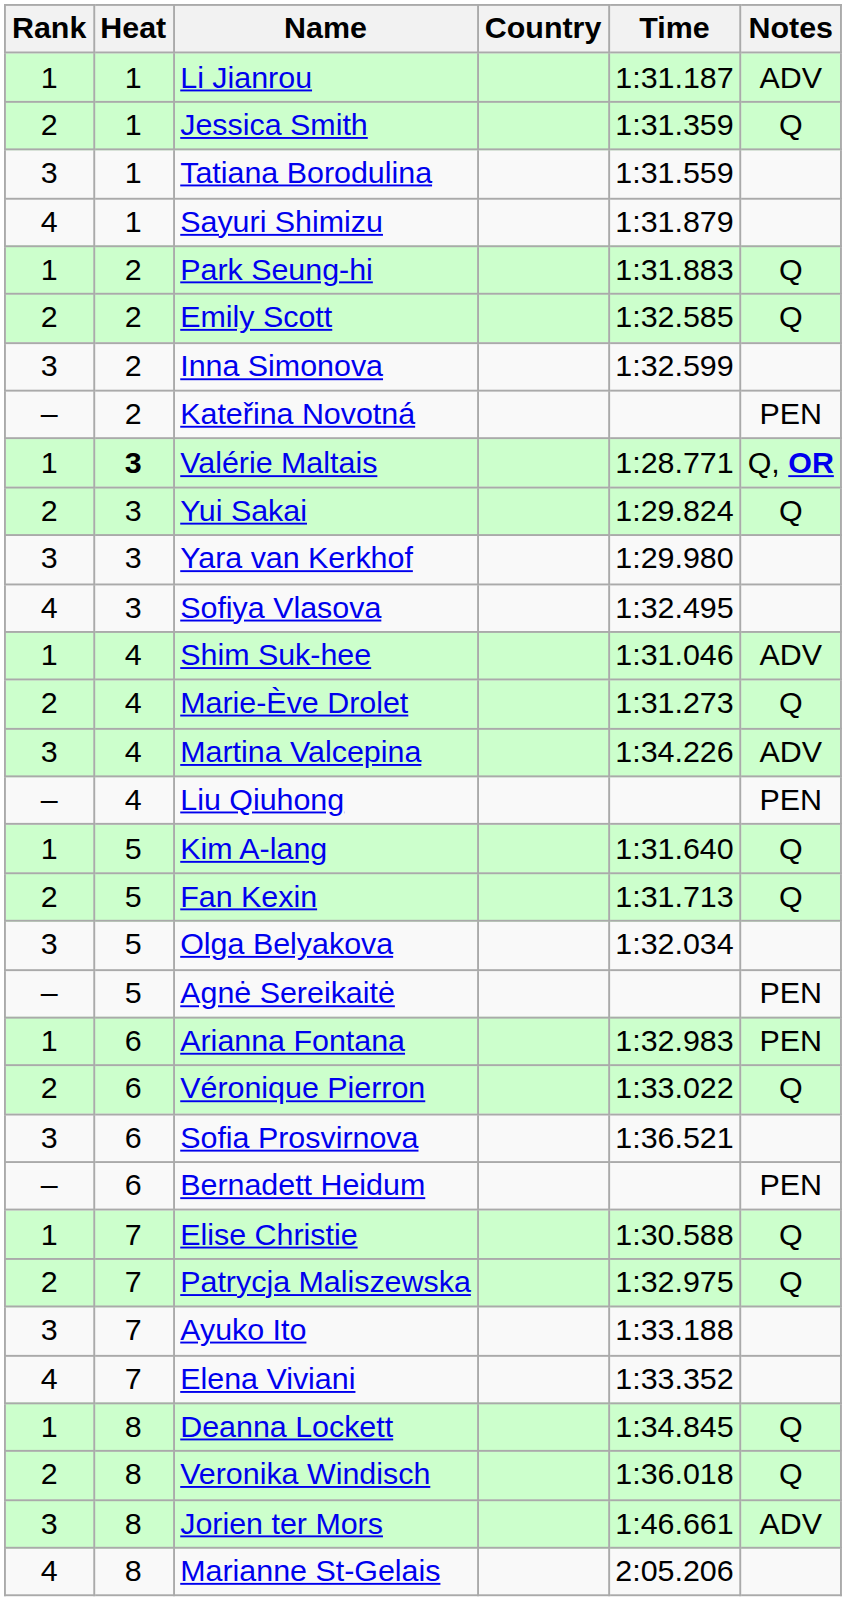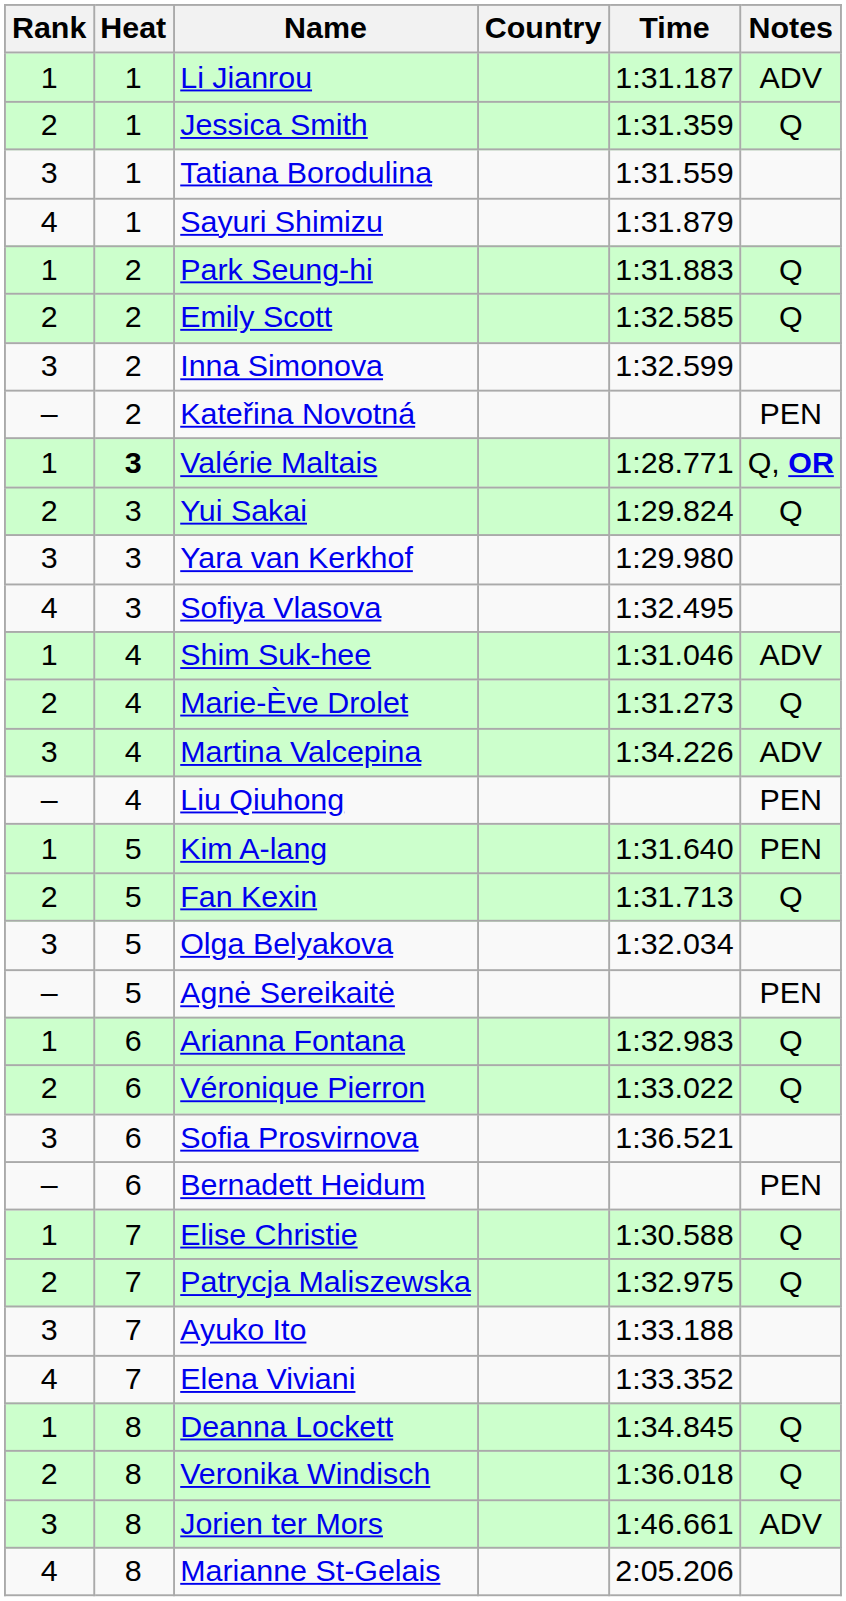(791, 848) Q -> (791, 848) PEN
(791, 1041) PEN -> (791, 1041) Q
